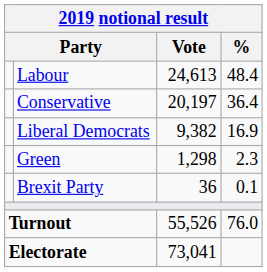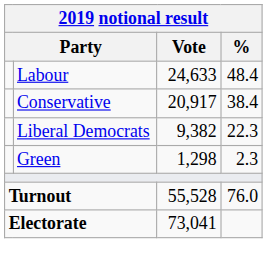(192, 74) 24,613 -> (192, 74) 24,633
(192, 103) 20,197 -> (192, 103) 20,917
(243, 103) 36.4 -> (243, 103) 38.4
(243, 131) 16.9 -> (243, 131) 22.3
- row: (60, 187)
(192, 223) 55,526 -> (192, 195) 55,528
